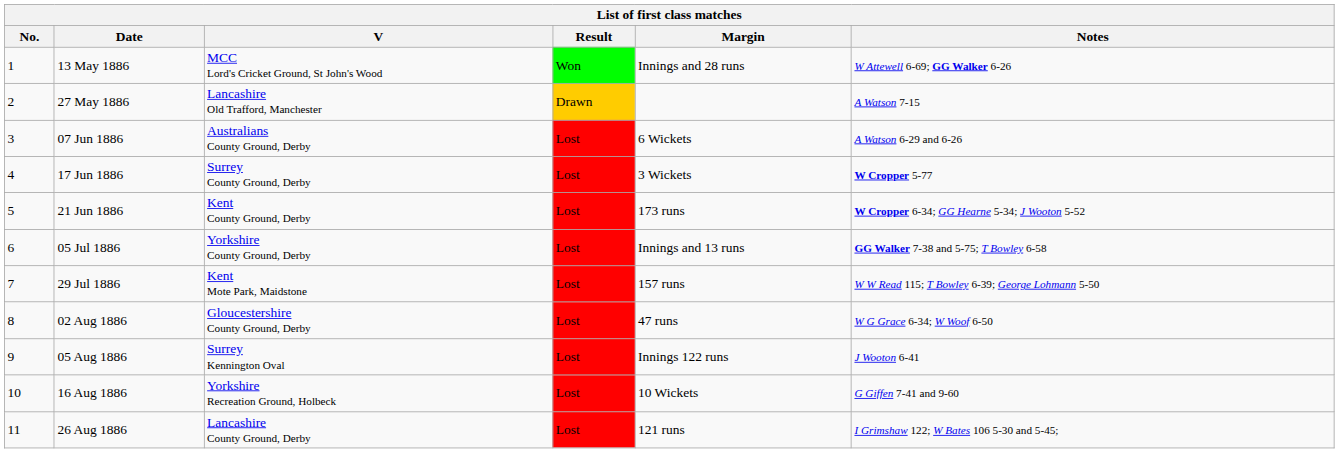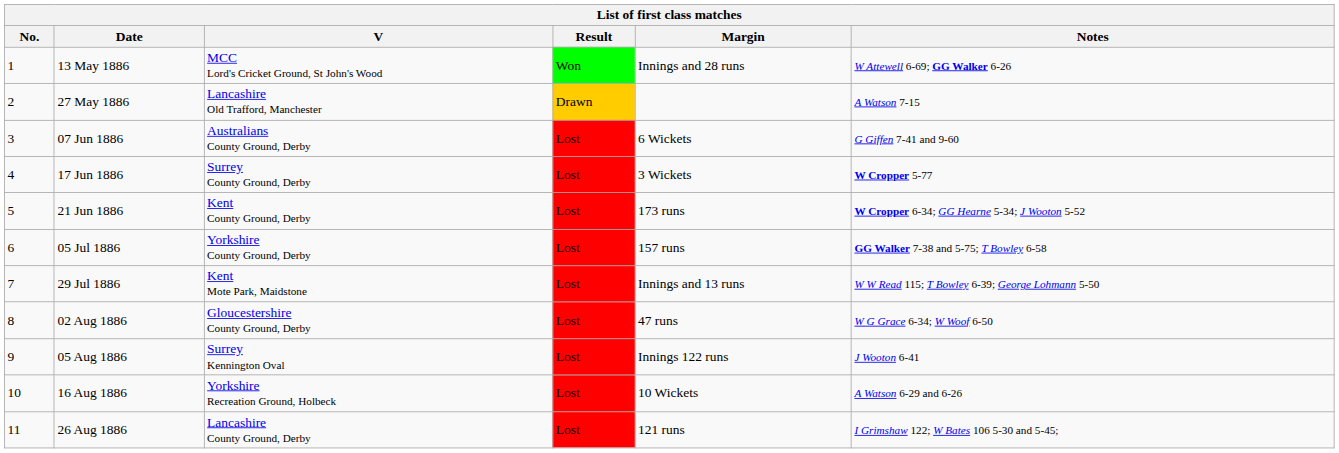(908, 139) A Watson 6-29 and 6-26 -> (907, 139) G Giffen 7-41 and 9-60
(691, 247) Innings and 13 runs -> (661, 247) 157 runs
(661, 283) 157 runs -> (691, 283) Innings and 13 runs
(907, 394) G Giffen 7-41 and 9-60 -> (908, 394) A Watson 6-29 and 6-26
